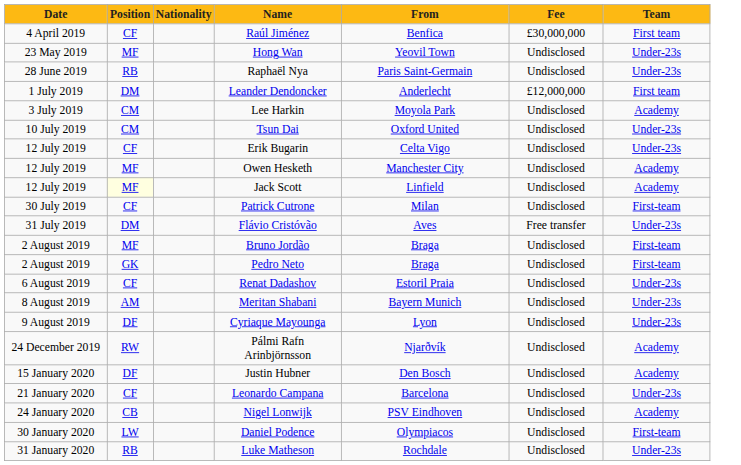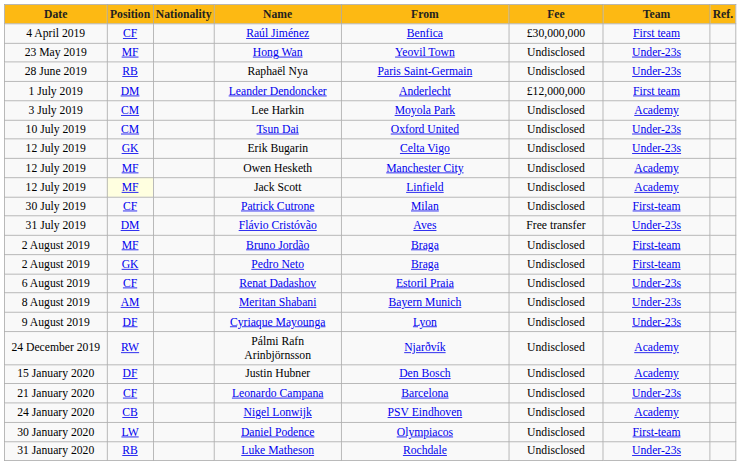+ column: (723, 14)
(130, 149) CF -> (130, 149) GK
